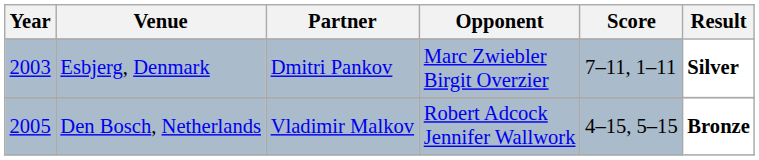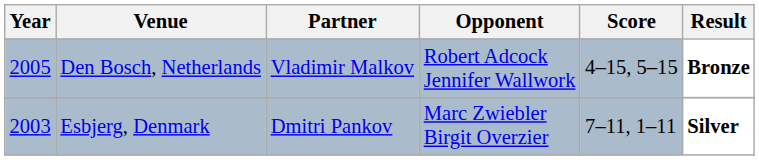rows swapped: (161, 126) <-> (135, 67)
